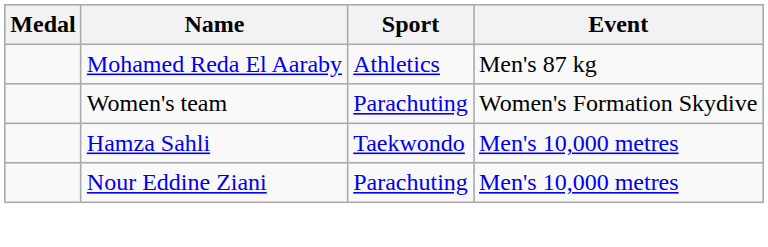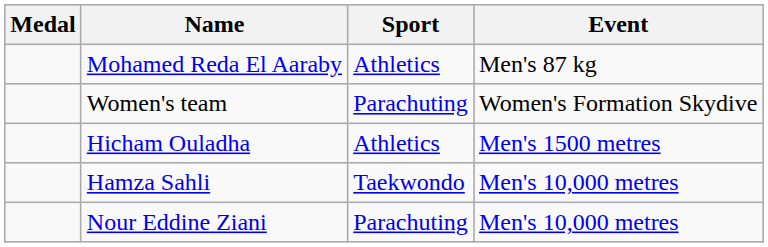+ row: (168, 143)
